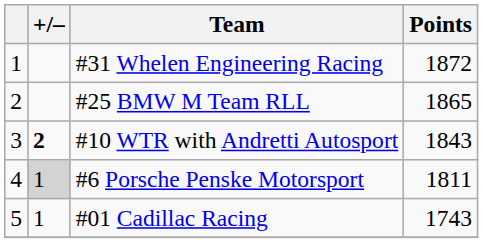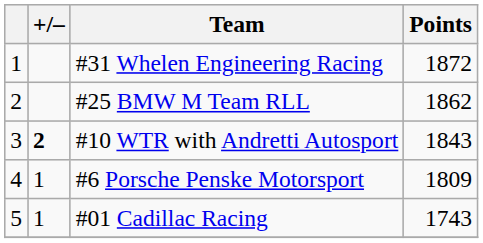(448, 101) 1865 -> (448, 101) 1862
(39, 179) lightgrey background -> (39, 179) no background
(449, 179) 1811 -> (448, 179) 1809
